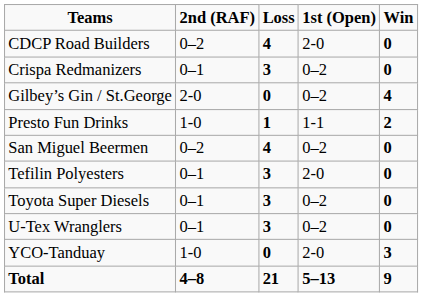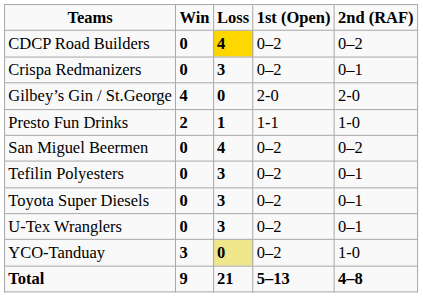columns swapped: (399, 17) <-> (217, 17)
(267, 43) no background -> (221, 43) gold background
(313, 43) 2-0 -> (269, 43) 0–2
(315, 95) 0–2 -> (268, 95) 2-0
(313, 174) 2-0 -> (269, 174) 0–2
(267, 252) no background -> (221, 252) khaki background
(313, 252) 2-0 -> (269, 252) 0–2
